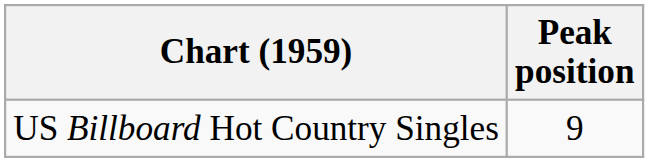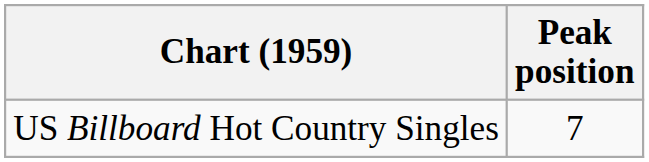(575, 127) 9 -> (575, 127) 7
